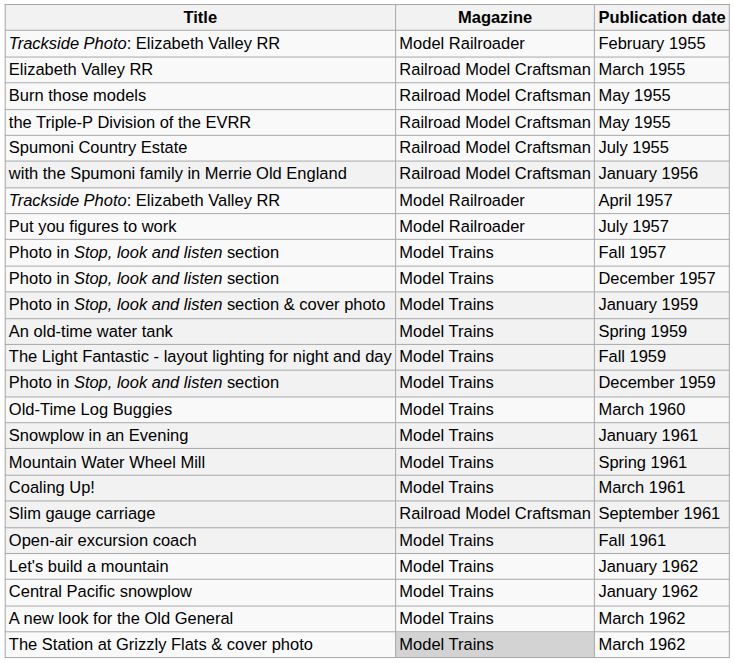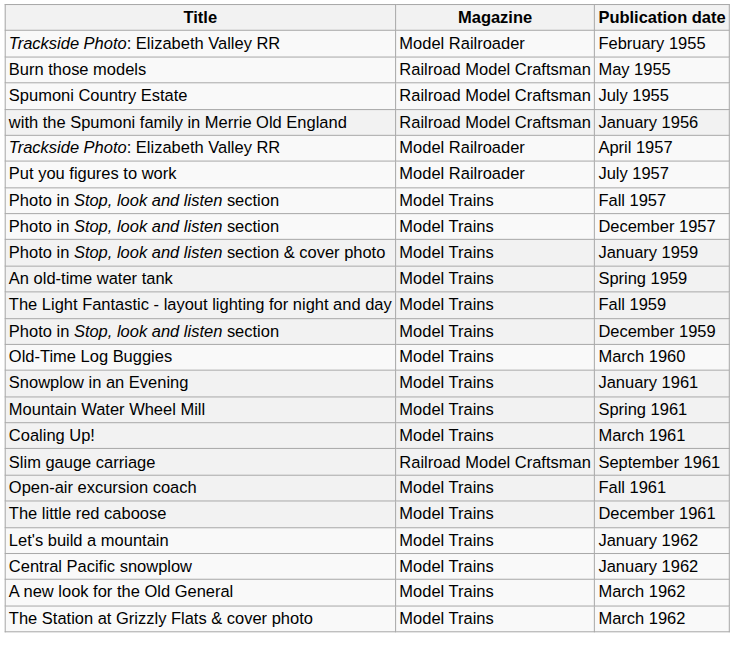- row: (81, 69)
- row: (130, 122)
+ row: (88, 514)
(447, 644) lightgrey background -> (447, 618) no background
